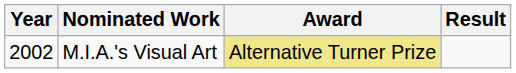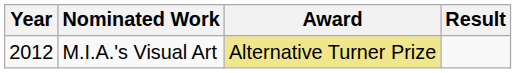(31, 51) 2002 -> (31, 51) 2012
